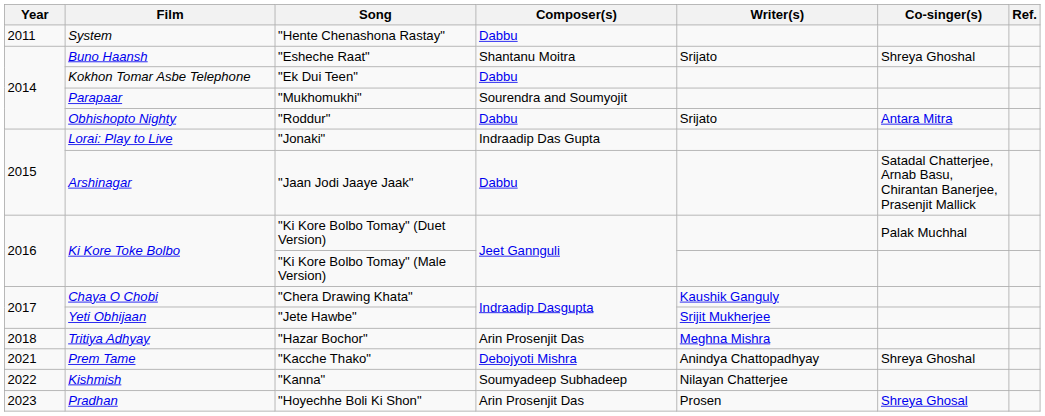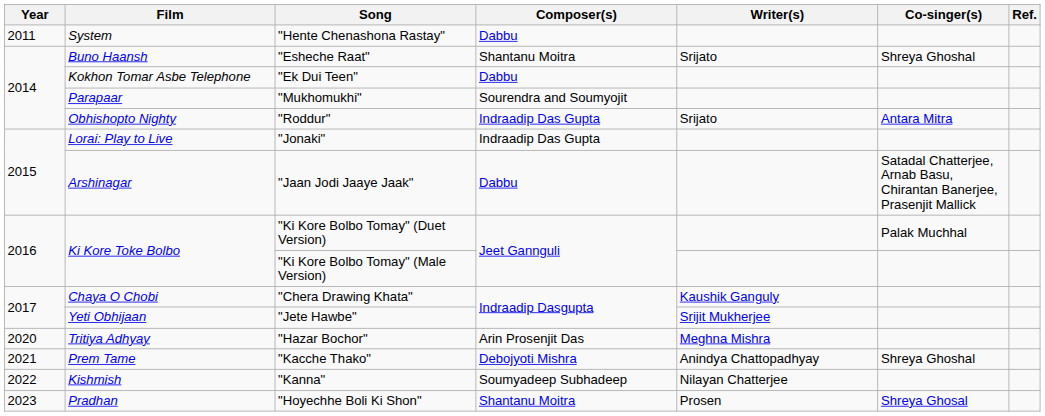(498, 118) Dabbu -> (540, 118) Indraadip Das Gupta
(22, 338) 2018 -> (22, 338) 2020
(531, 400) Arin Prosenjit Das -> (527, 400) Shantanu Moitra
